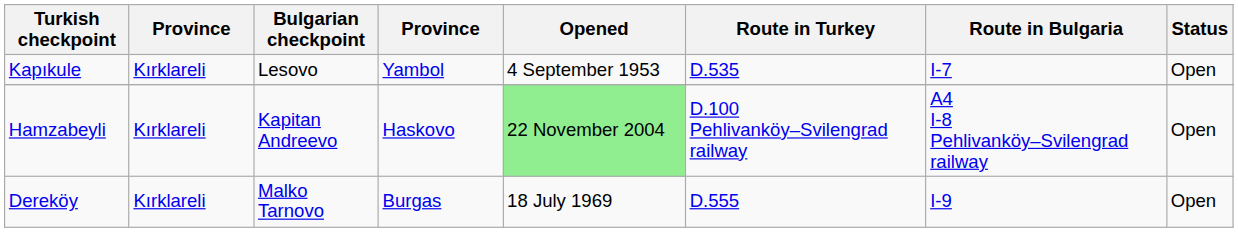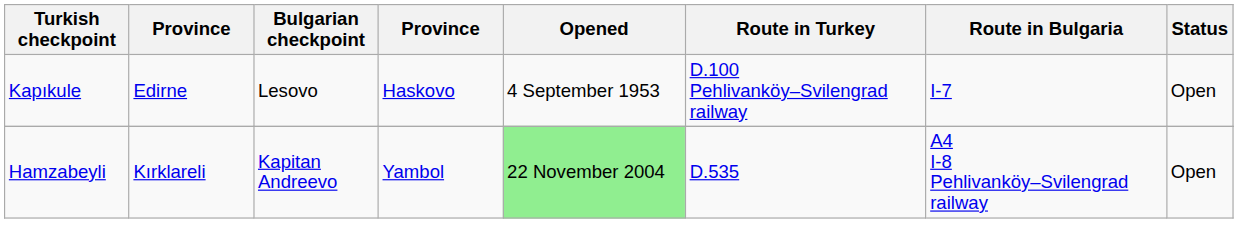(170, 69) Kırklareli -> (160, 90) Edirne
(413, 69) Yambol -> (419, 90) Haskovo
(714, 69) D.535 -> (789, 90) D.100 Pehlivanköy–Svilengrad railway
(419, 130) Haskovo -> (413, 172) Yambol
(789, 130) D.100 Pehlivanköy–Svilengrad railway -> (714, 172) D.535
- row: (43, 201)
